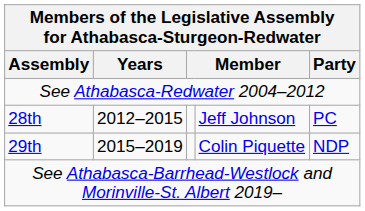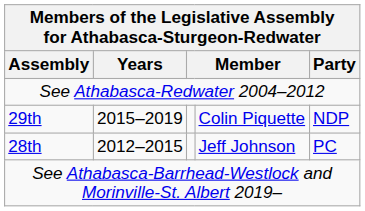rows swapped: (25, 118) <-> (25, 146)
